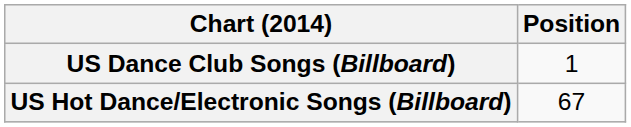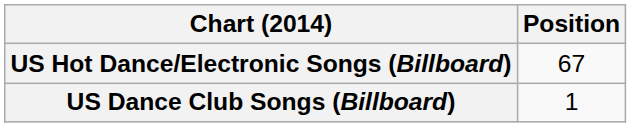rows swapped: (261, 63) <-> (261, 102)
